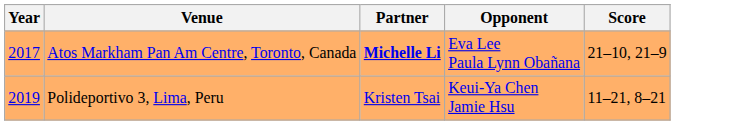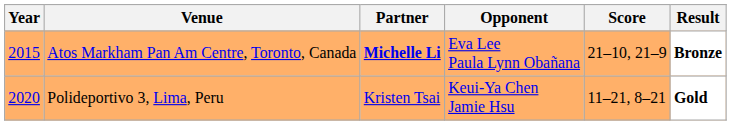+ column: (698, 17)
(24, 53) 2017 -> (24, 53) 2015
(24, 98) 2019 -> (24, 98) 2020
